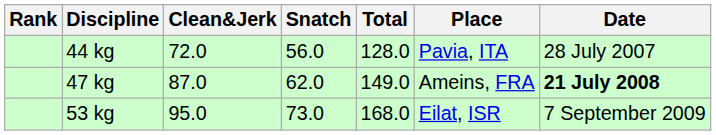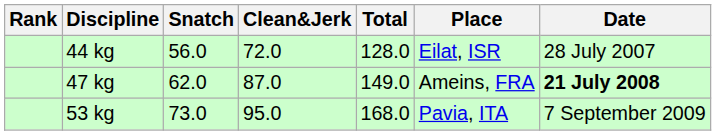columns swapped: (319, 20) <-> (223, 20)
(463, 51) Pavia, ITA -> (460, 51) Eilat, ISR
(460, 113) Eilat, ISR -> (463, 113) Pavia, ITA
